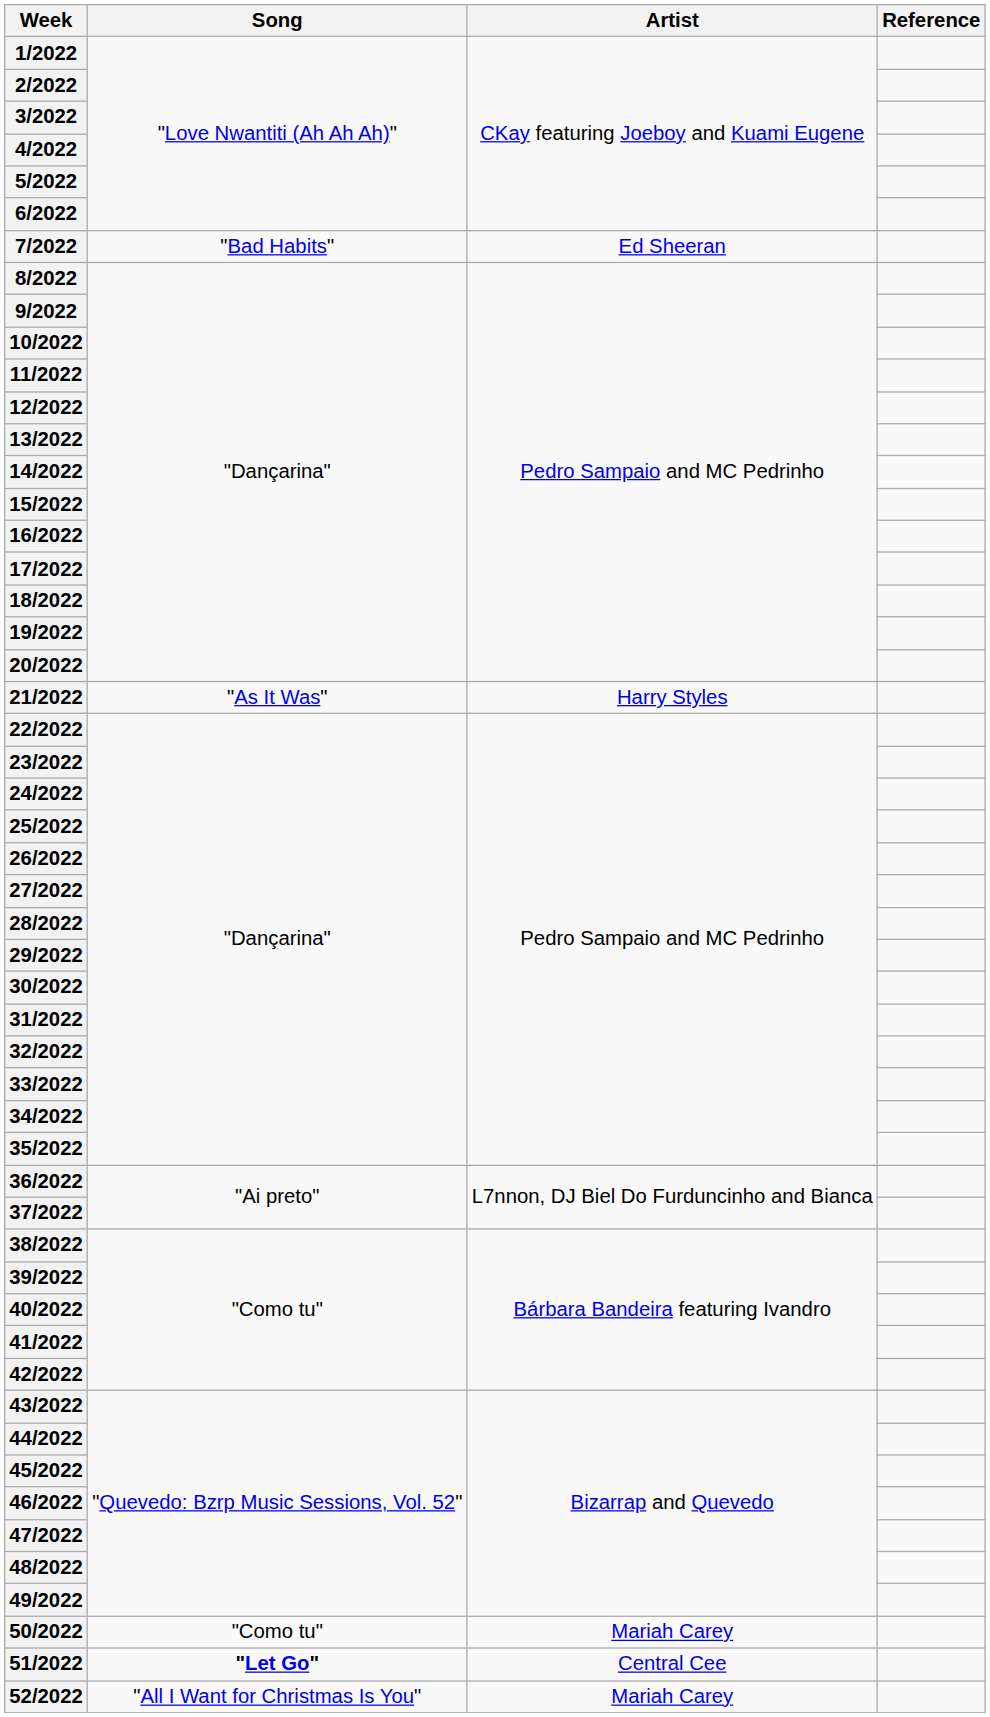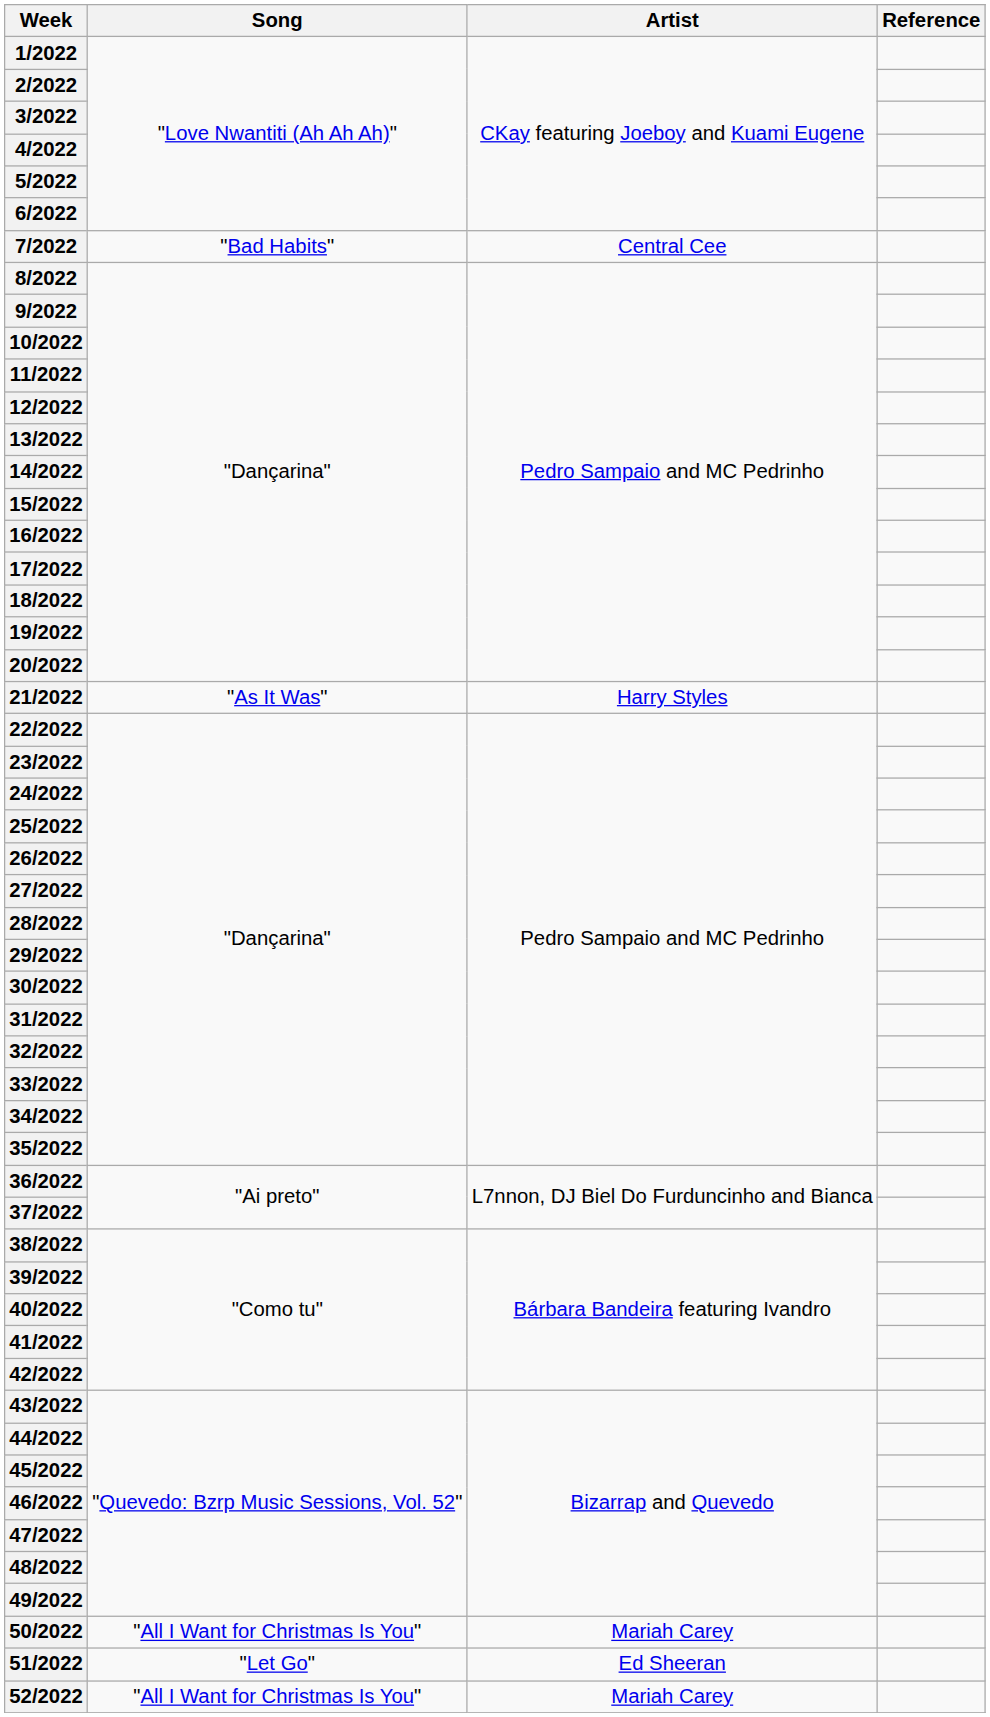(672, 246) Ed Sheeran -> (672, 246) Central Cee
(277, 1631) "Como tu" -> (277, 1631) "All I Want for Christmas Is You"
(277, 1664) bold -> (277, 1664) normal
(672, 1664) Central Cee -> (672, 1664) Ed Sheeran
